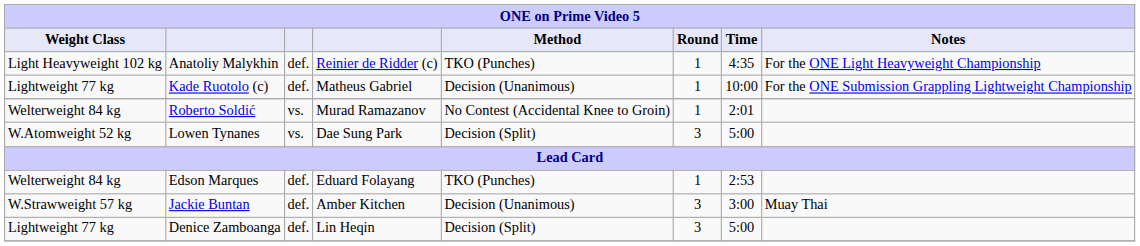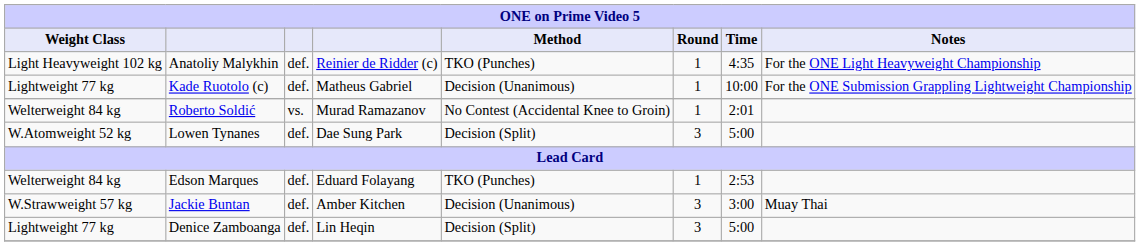(296, 134) vs. -> (298, 134) def.
